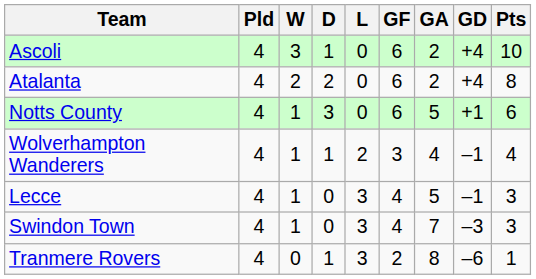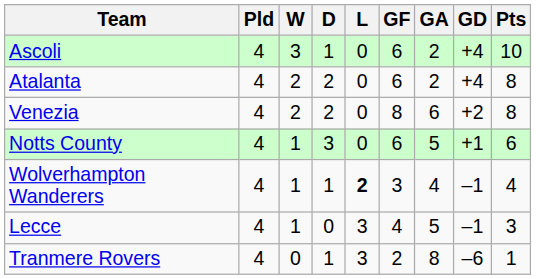+ row: (44, 112)
(362, 154) normal -> (362, 185) bold
- row: (72, 227)
